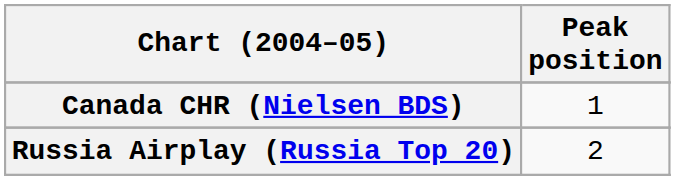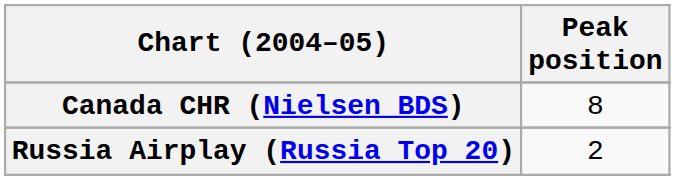(595, 106) 1 -> (595, 106) 8
